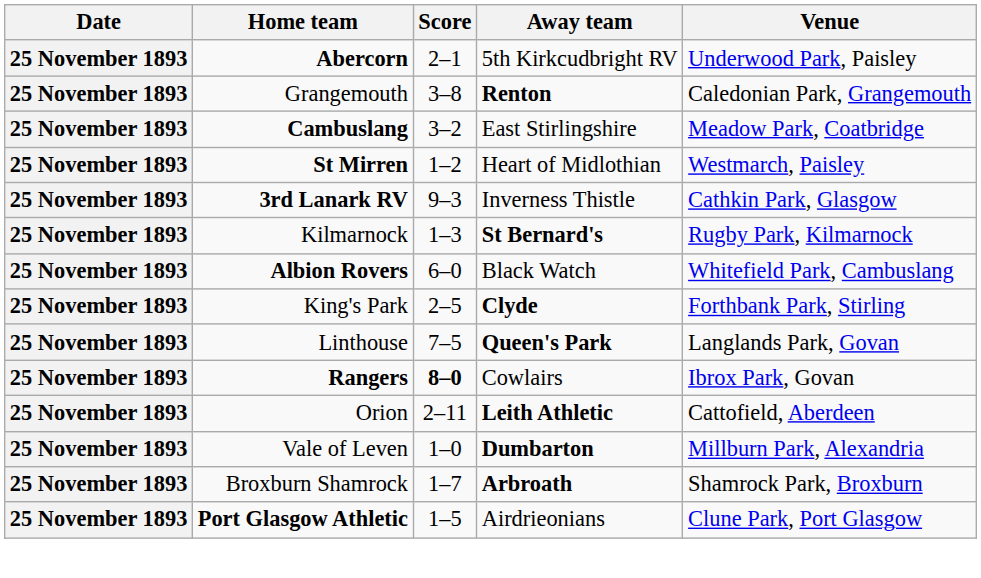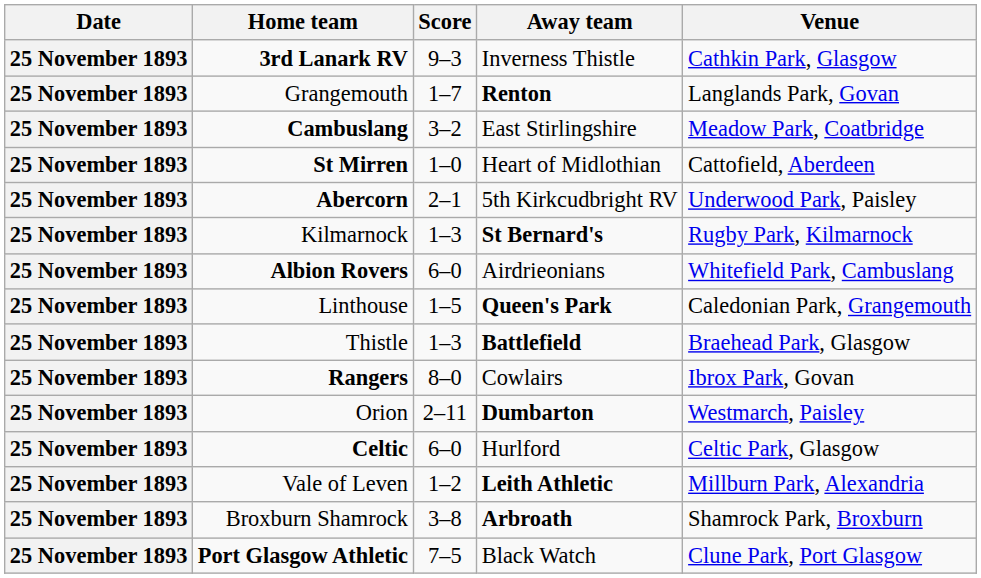rows swapped: (334, 199) <-> (362, 57)
(445, 93) 3–8 -> (445, 93) 1–7
(830, 93) Caledonian Park, Grangemouth -> (794, 93) Langlands Park, Govan
(445, 164) 1–2 -> (445, 164) 1–0
(776, 164) Westmarch, Paisley -> (781, 164) Cattofield, Aberdeen
(539, 270) Black Watch -> (543, 270) Airdrieonians
- row: (356, 306)
(445, 341) 7–5 -> (445, 306) 1–5
(794, 341) Langlands Park, Govan -> (830, 306) Caledonian Park, Grangemouth
+ row: (377, 341)
(445, 377) bold -> (445, 377) normal
(547, 413) Leith Athletic -> (538, 413) Dumbarton
(781, 413) Cattofield, Aberdeen -> (776, 413) Westmarch, Paisley
+ row: (380, 448)
(445, 448) 1–0 -> (445, 484) 1–2
(538, 448) Dumbarton -> (547, 484) Leith Athletic
(445, 484) 1–7 -> (445, 519) 3–8
(445, 519) 1–5 -> (445, 555) 7–5
(543, 519) Airdrieonians -> (539, 555) Black Watch
